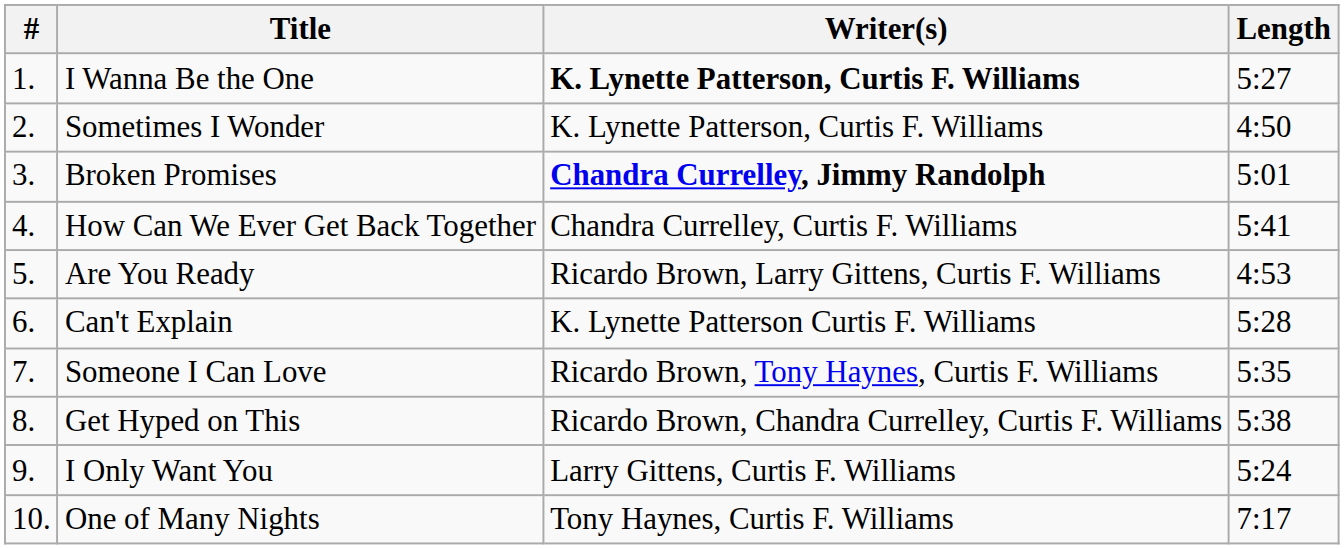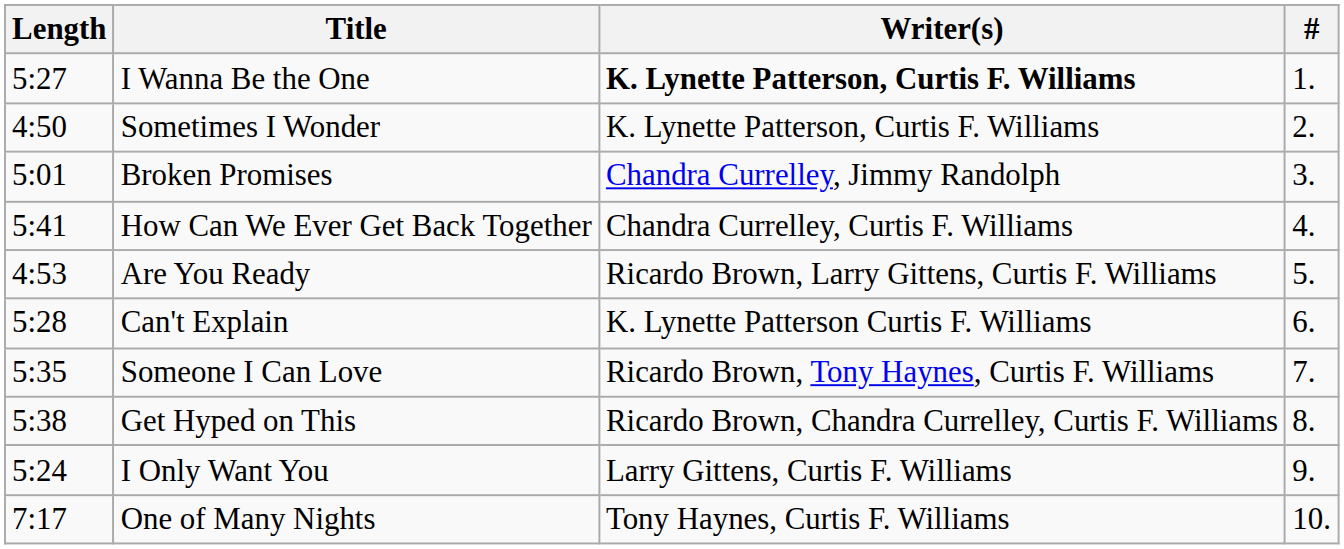columns swapped: (31, 28) <-> (1284, 28)
(798, 175) bold -> (833, 175) normal
